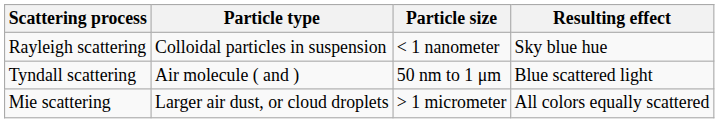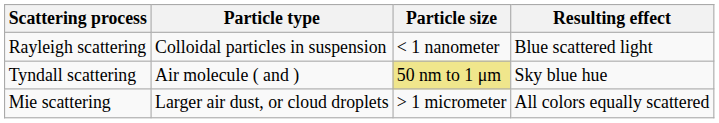(561, 46) Sky blue hue -> (584, 46) Blue scattered light
(449, 74) no background -> (449, 74) khaki background
(584, 74) Blue scattered light -> (561, 74) Sky blue hue
